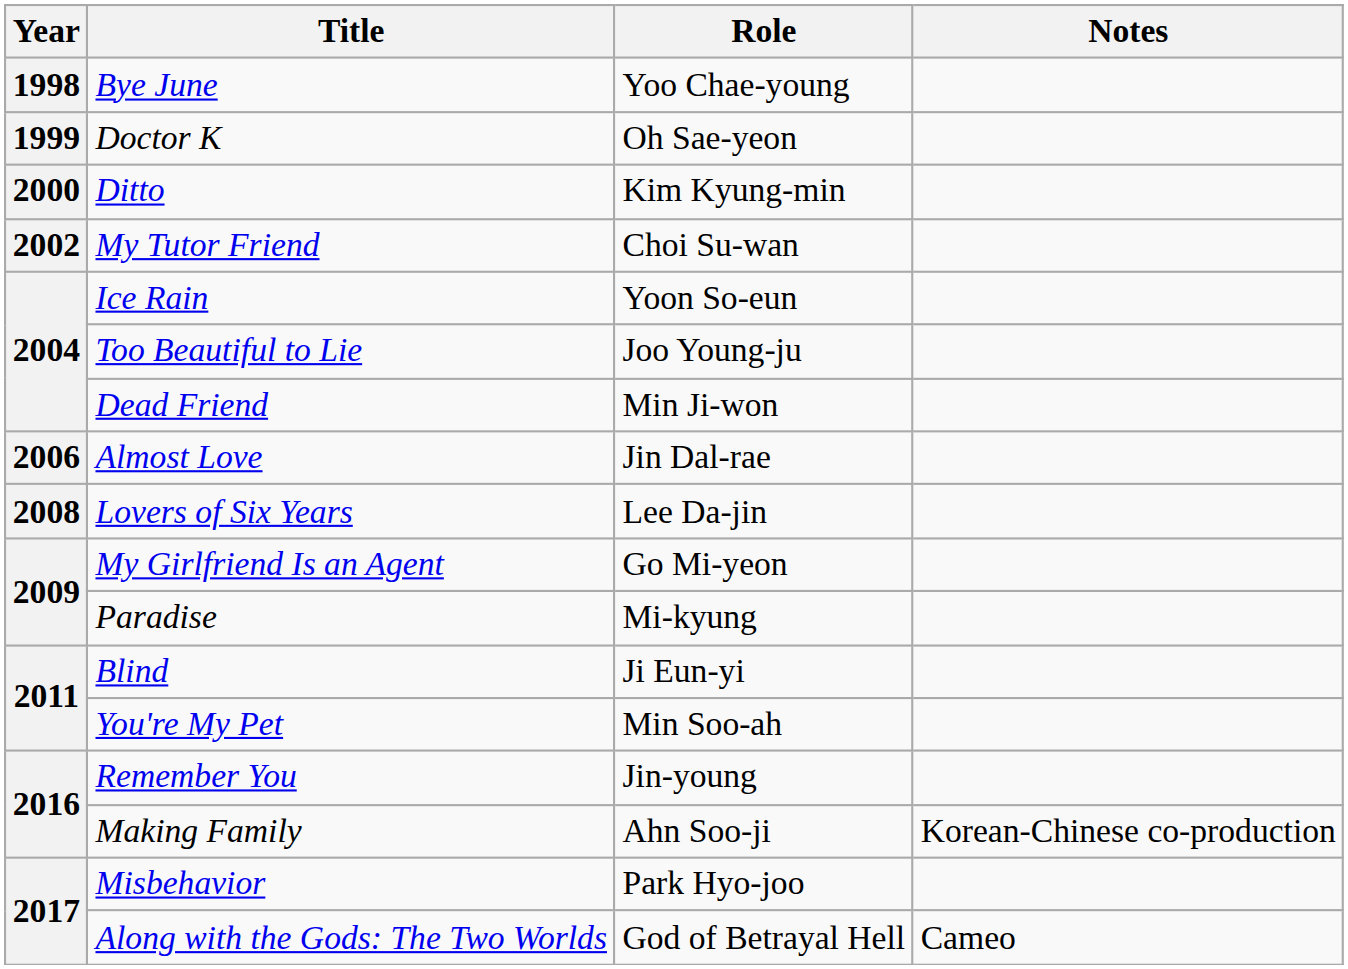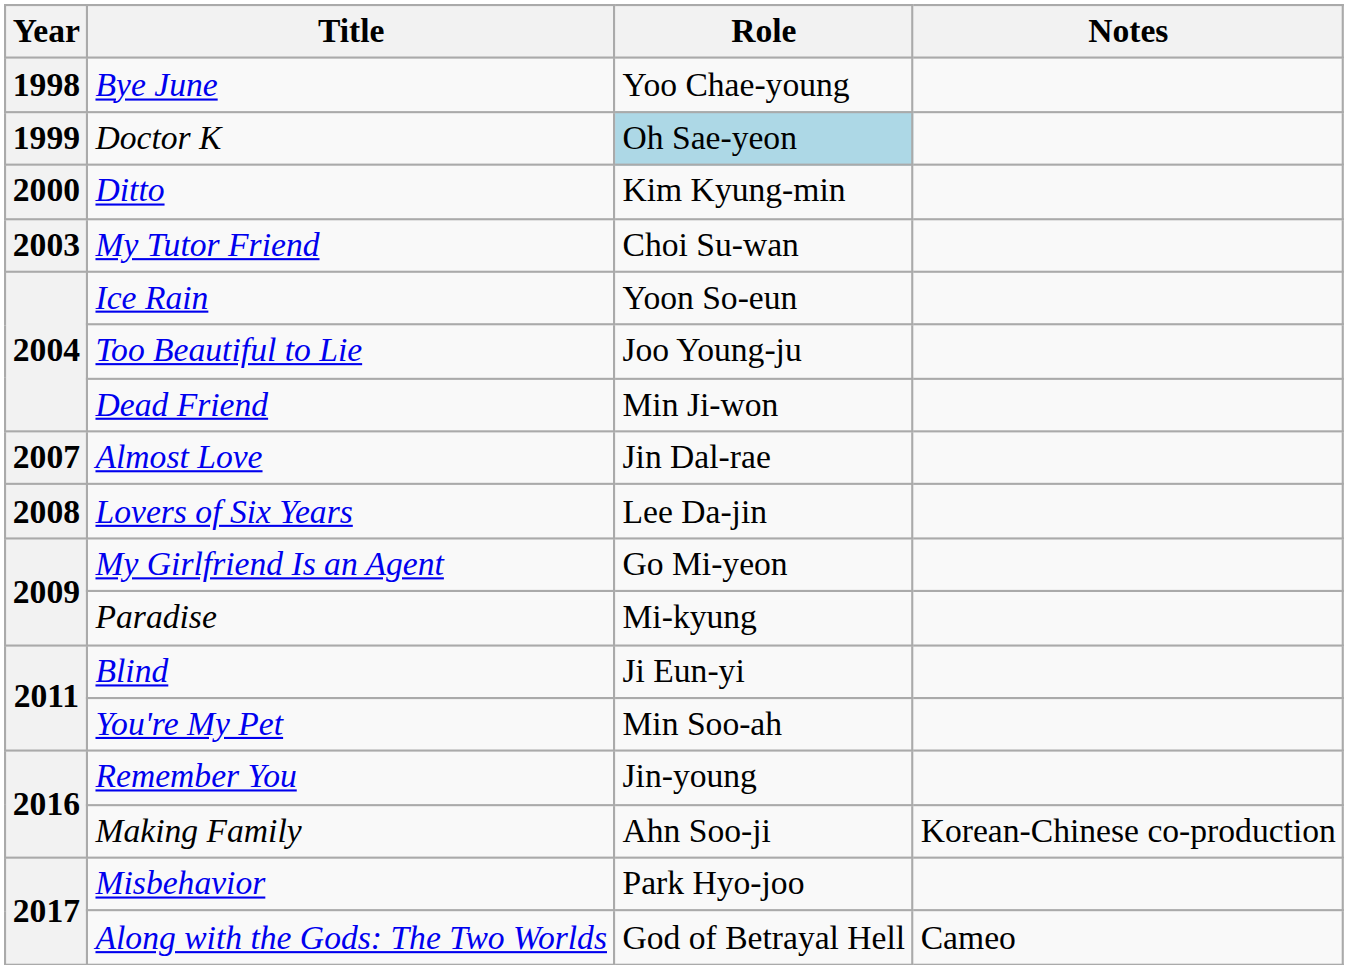(710, 137) no background -> (710, 137) lightblue background
(46, 244) 2002 -> (46, 244) 2003
(46, 457) 2006 -> (46, 457) 2007
